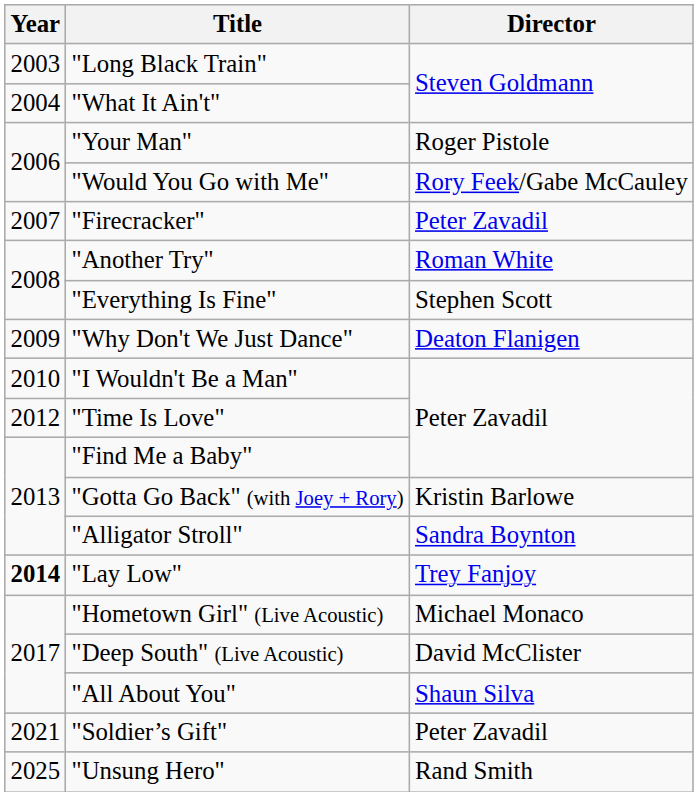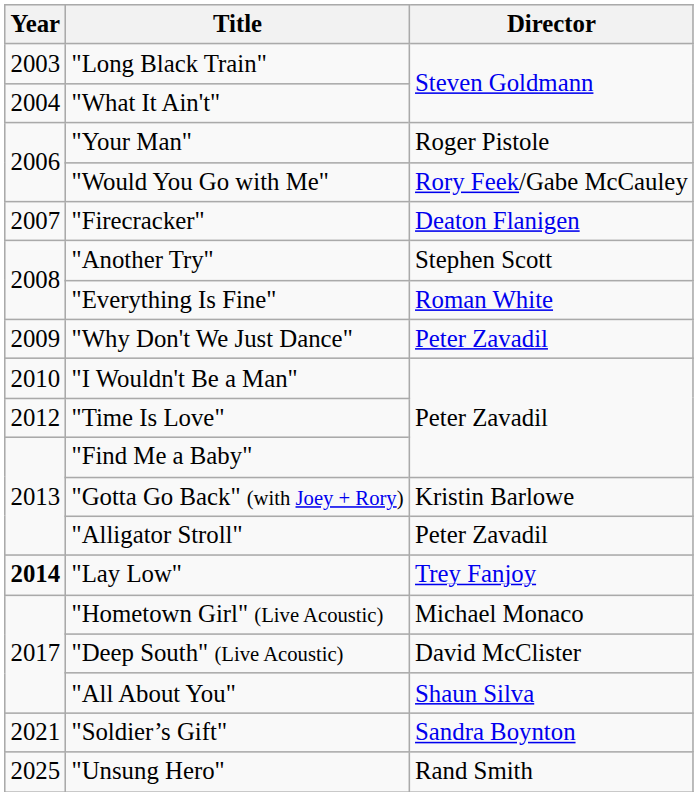(481, 220) Peter Zavadil -> (497, 220) Deaton Flanigen
(484, 260) Roman White -> (484, 260) Stephen Scott
(484, 299) Stephen Scott -> (484, 299) Roman White
(497, 338) Deaton Flanigen -> (481, 338) Peter Zavadil
(495, 535) Sandra Boynton -> (481, 535) Peter Zavadil
(481, 732) Peter Zavadil -> (495, 732) Sandra Boynton
